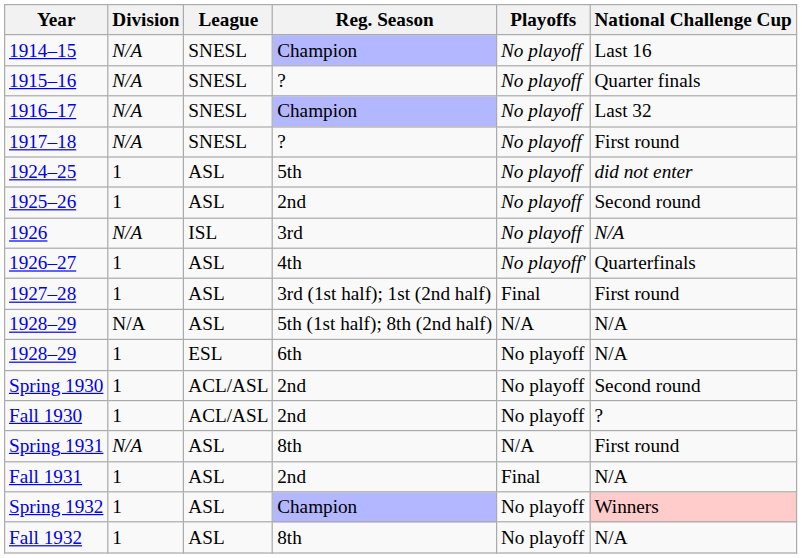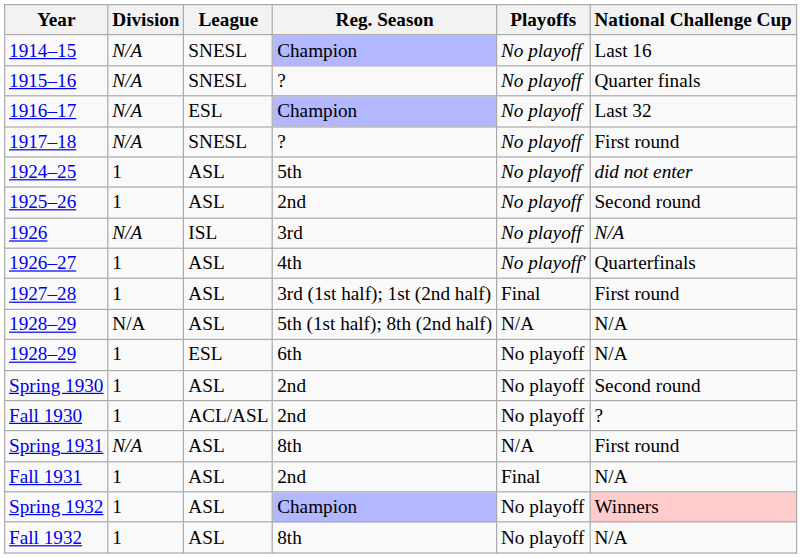(218, 111) SNESL -> (205, 111) ESL
(228, 385) ACL/ASL -> (206, 385) ASL
